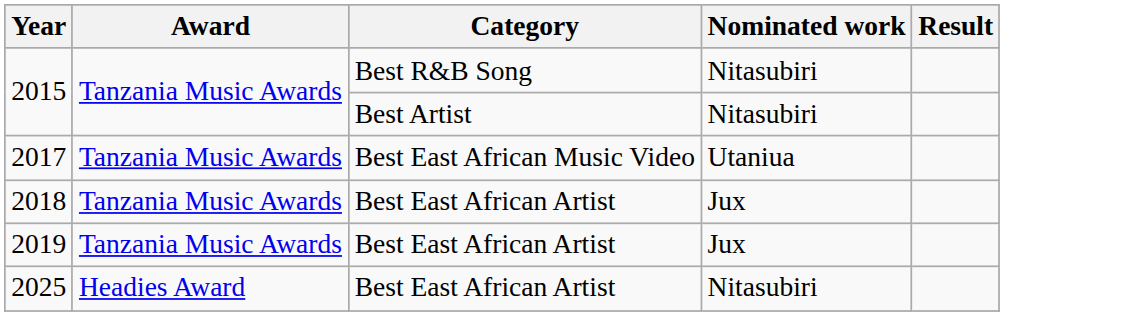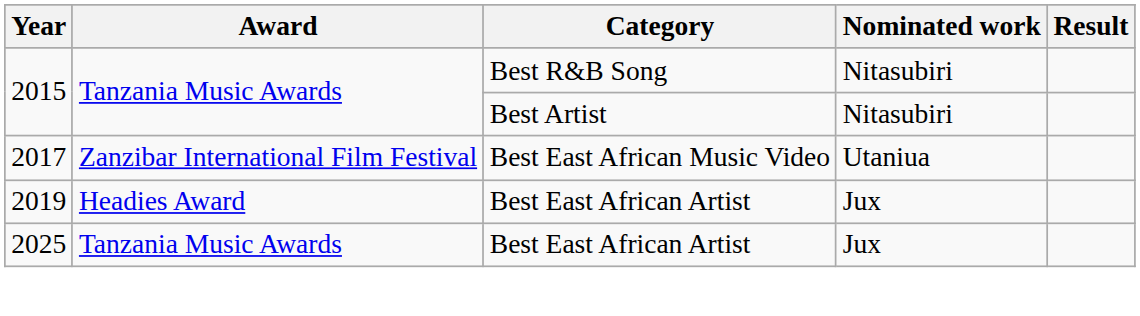(210, 157) Tanzania Music Awards -> (278, 157) Zanzibar International Film Festival
- row: (39, 200)
(210, 244) Tanzania Music Awards -> (162, 200) Headies Award
(162, 288) Headies Award -> (210, 244) Tanzania Music Awards
(763, 288) Nitasubiri -> (862, 244) Jux
